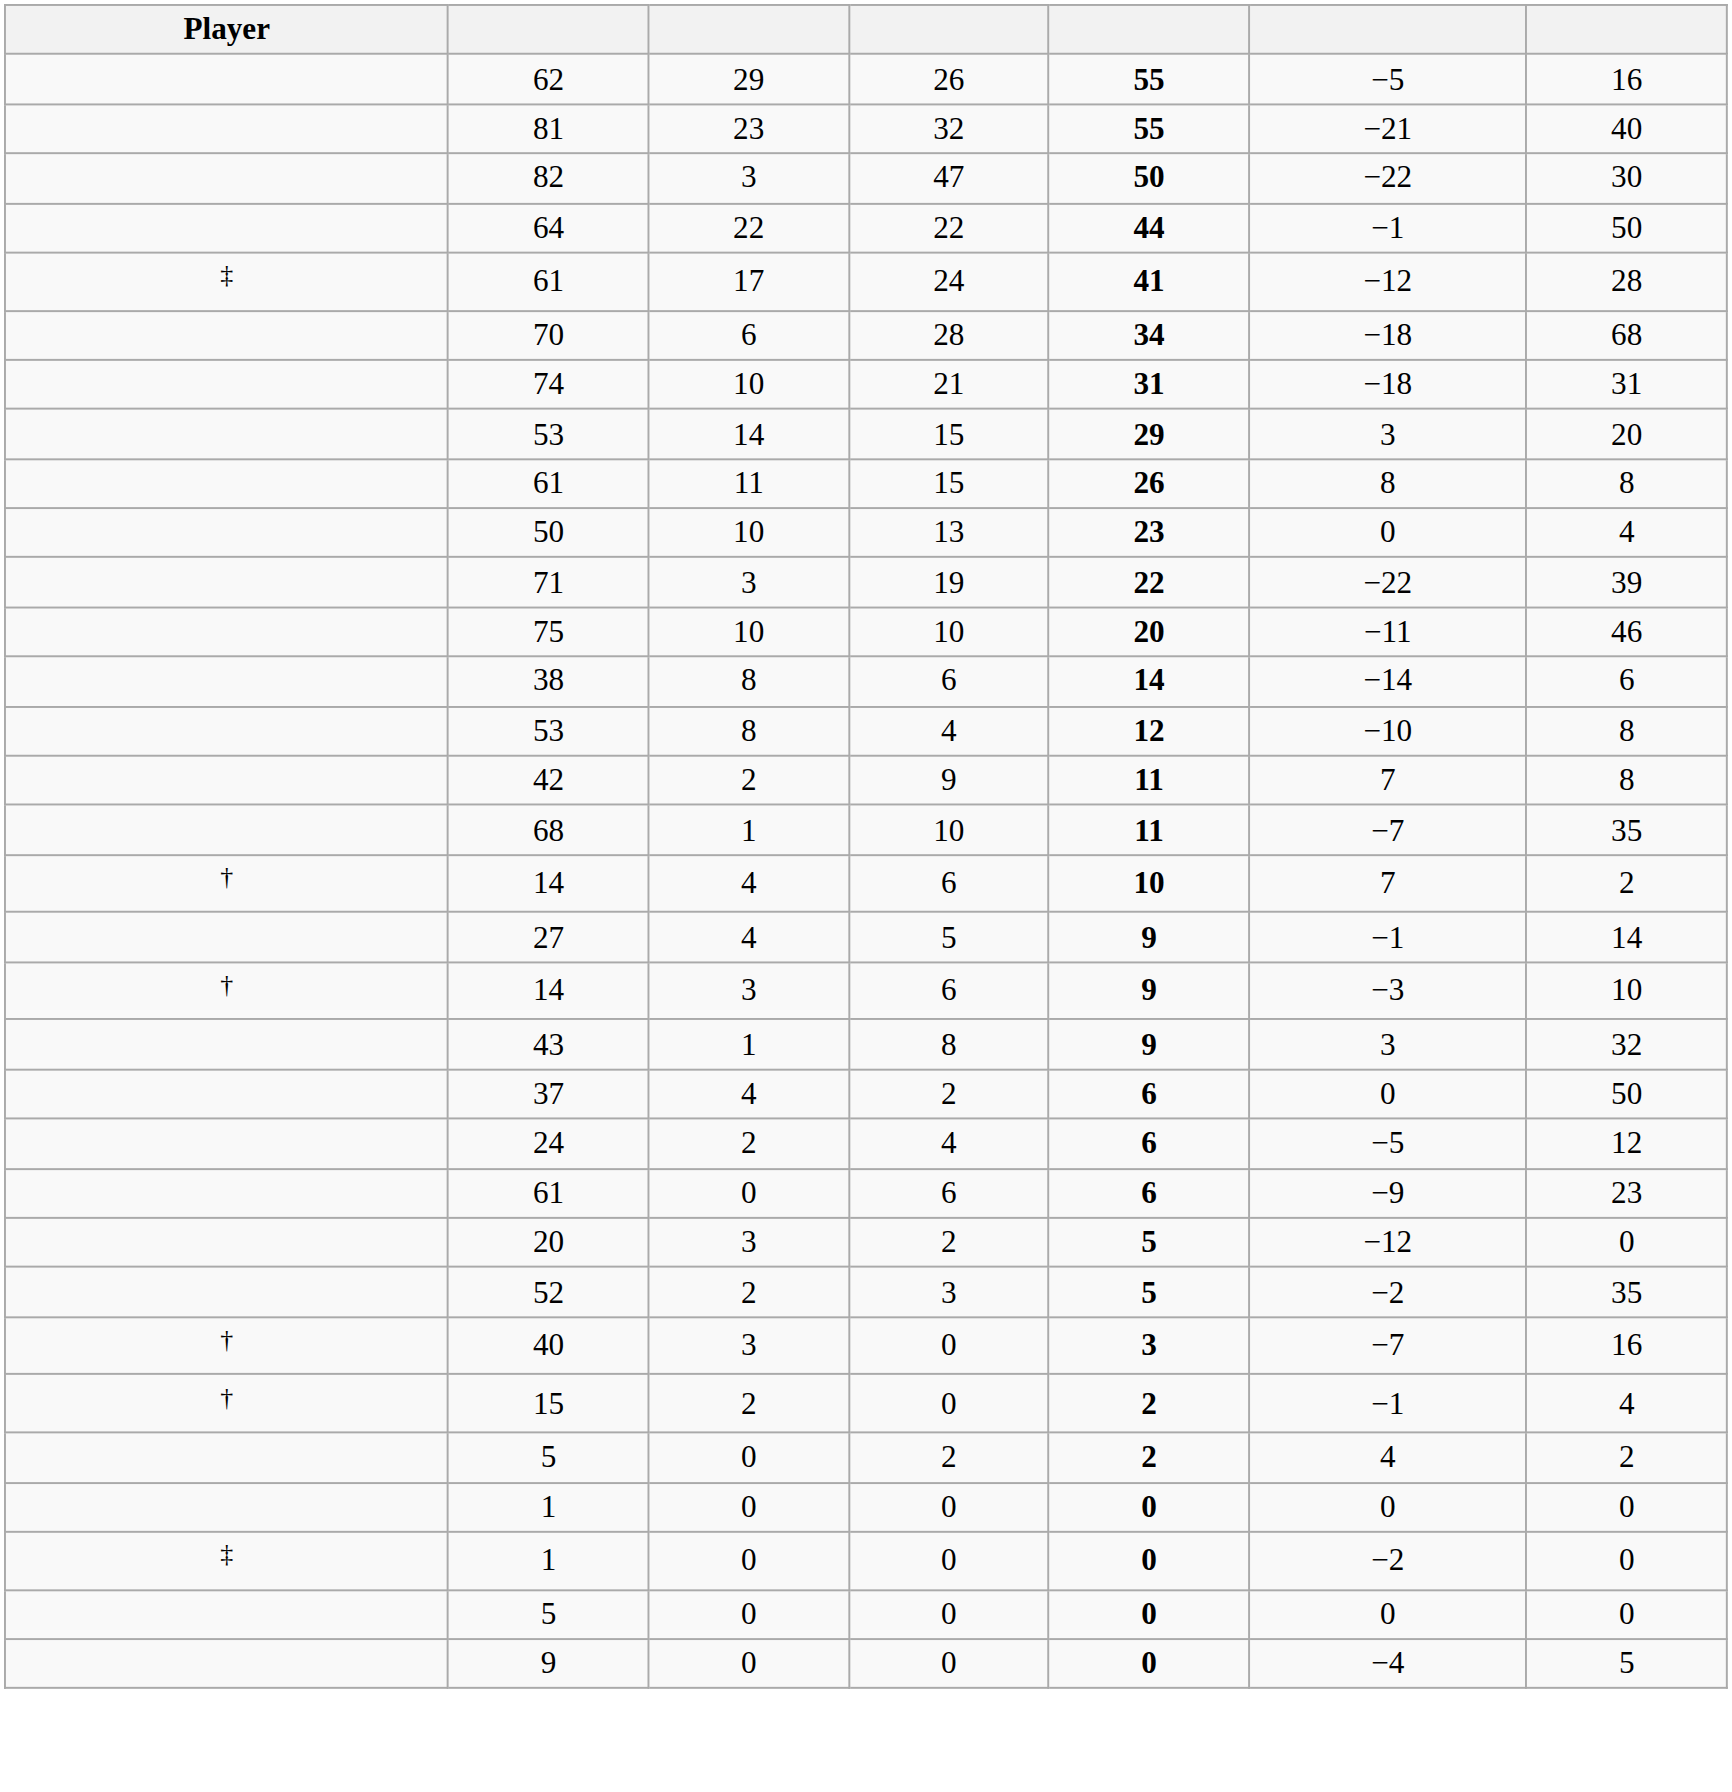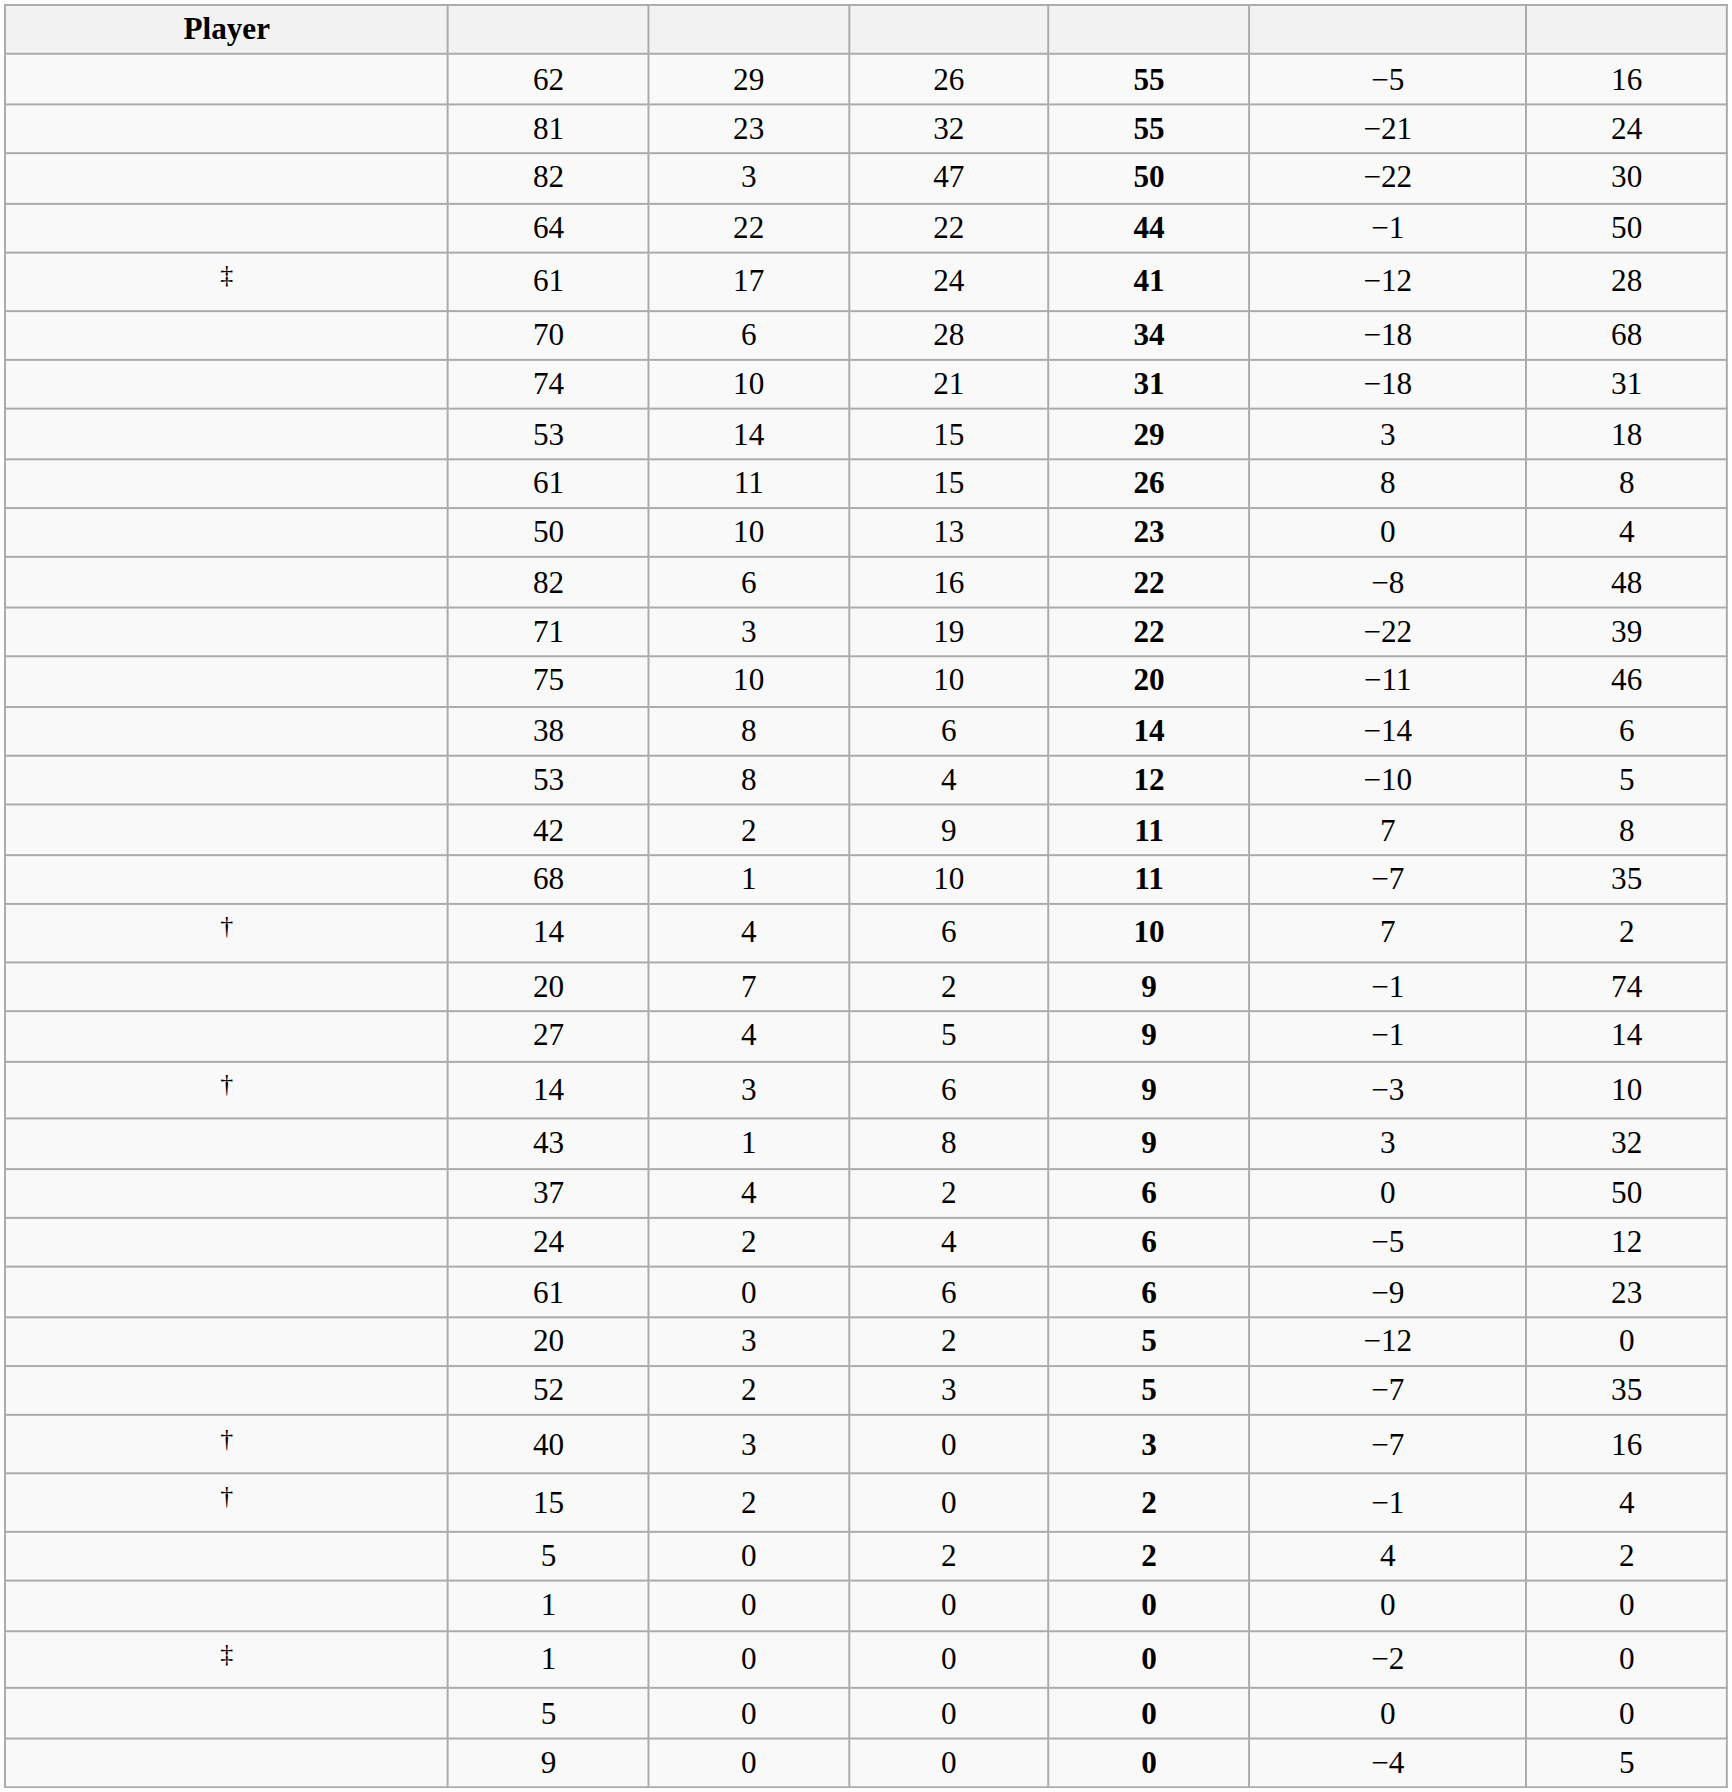(1627, 128) 40 -> (1627, 128) 24
(1627, 433) 20 -> (1627, 433) 18
+ row: (549, 581)
(1627, 730) 8 -> (1627, 779) 5
+ row: (549, 986)
(1388, 1291) −2 -> (1388, 1390) −7
